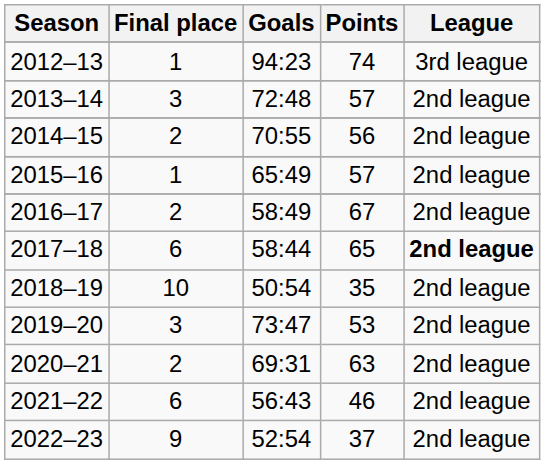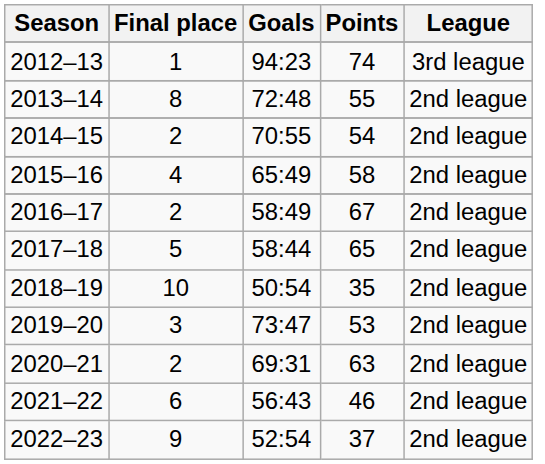(176, 99) 3 -> (176, 99) 8
(362, 99) 57 -> (362, 99) 55
(362, 136) 56 -> (362, 136) 54
(176, 174) 1 -> (176, 174) 4
(362, 174) 57 -> (362, 174) 58
(176, 250) 6 -> (176, 250) 5
(472, 250) bold -> (468, 250) normal
